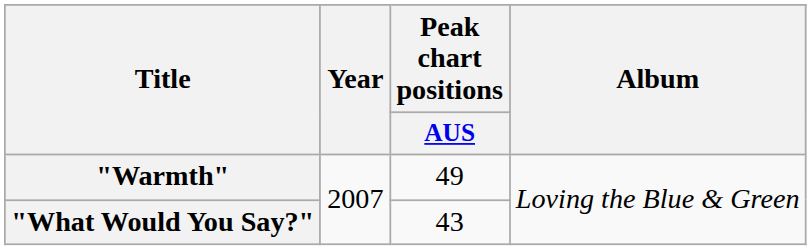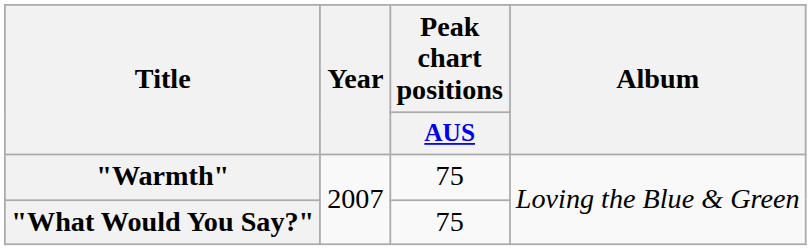(450, 176) 49 -> (450, 176) 75
(450, 221) 43 -> (450, 221) 75
